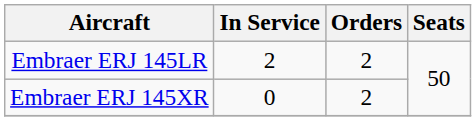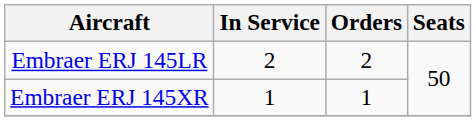(270, 97) 0 -> (270, 97) 1
(366, 97) 2 -> (366, 97) 1
